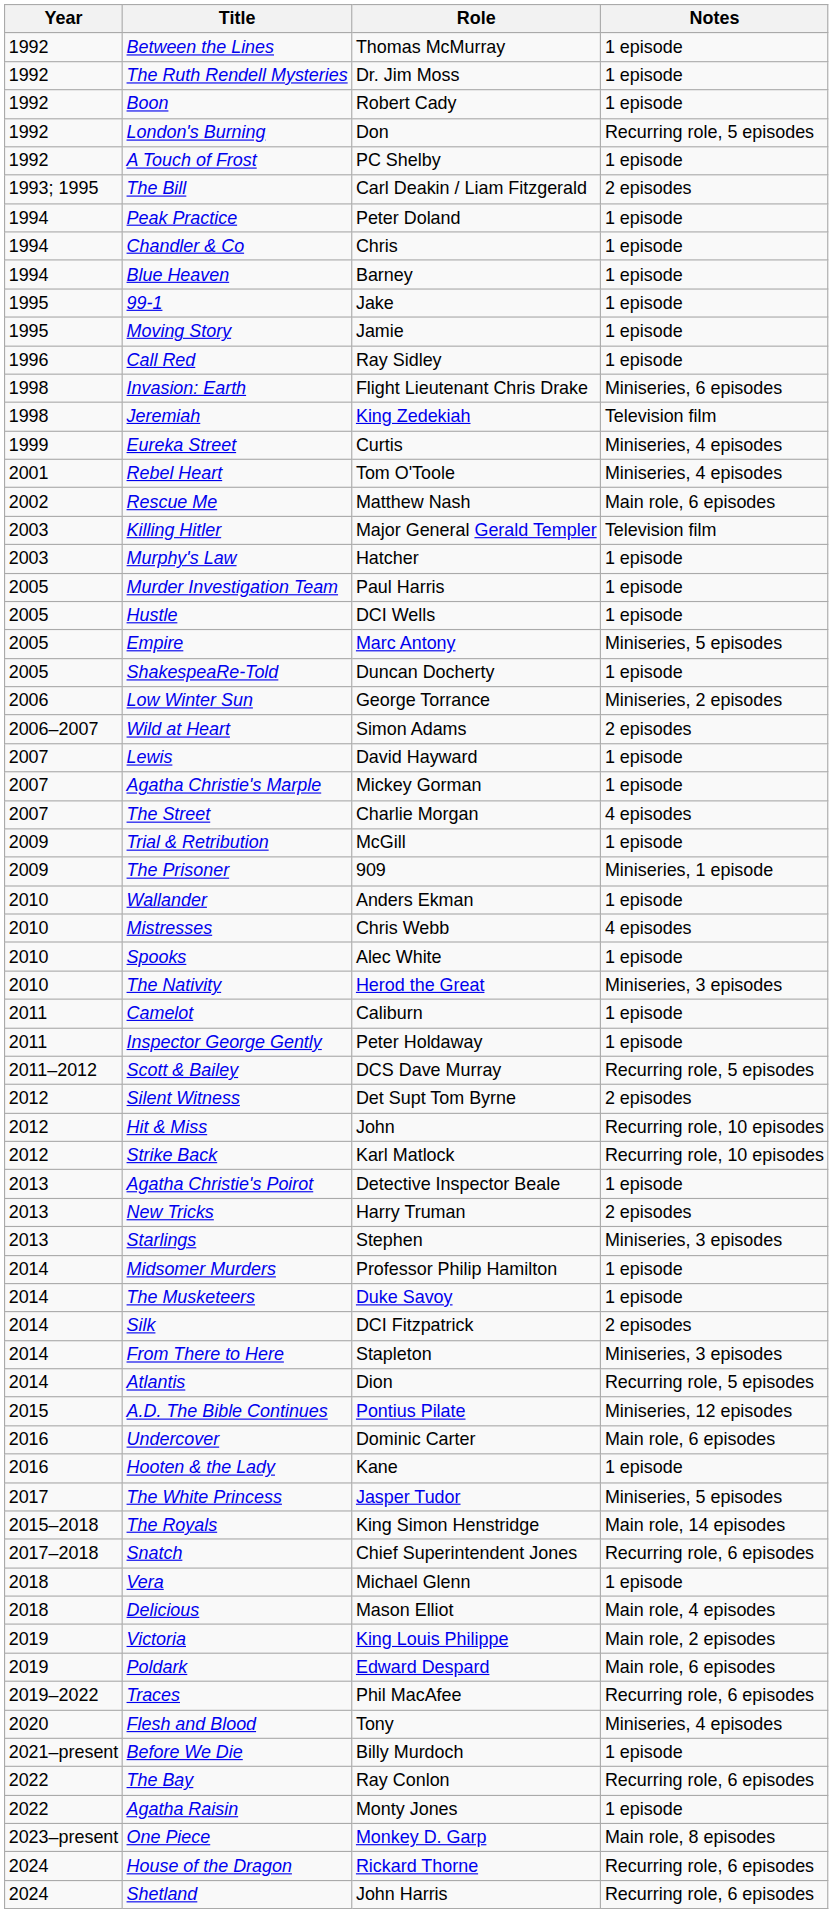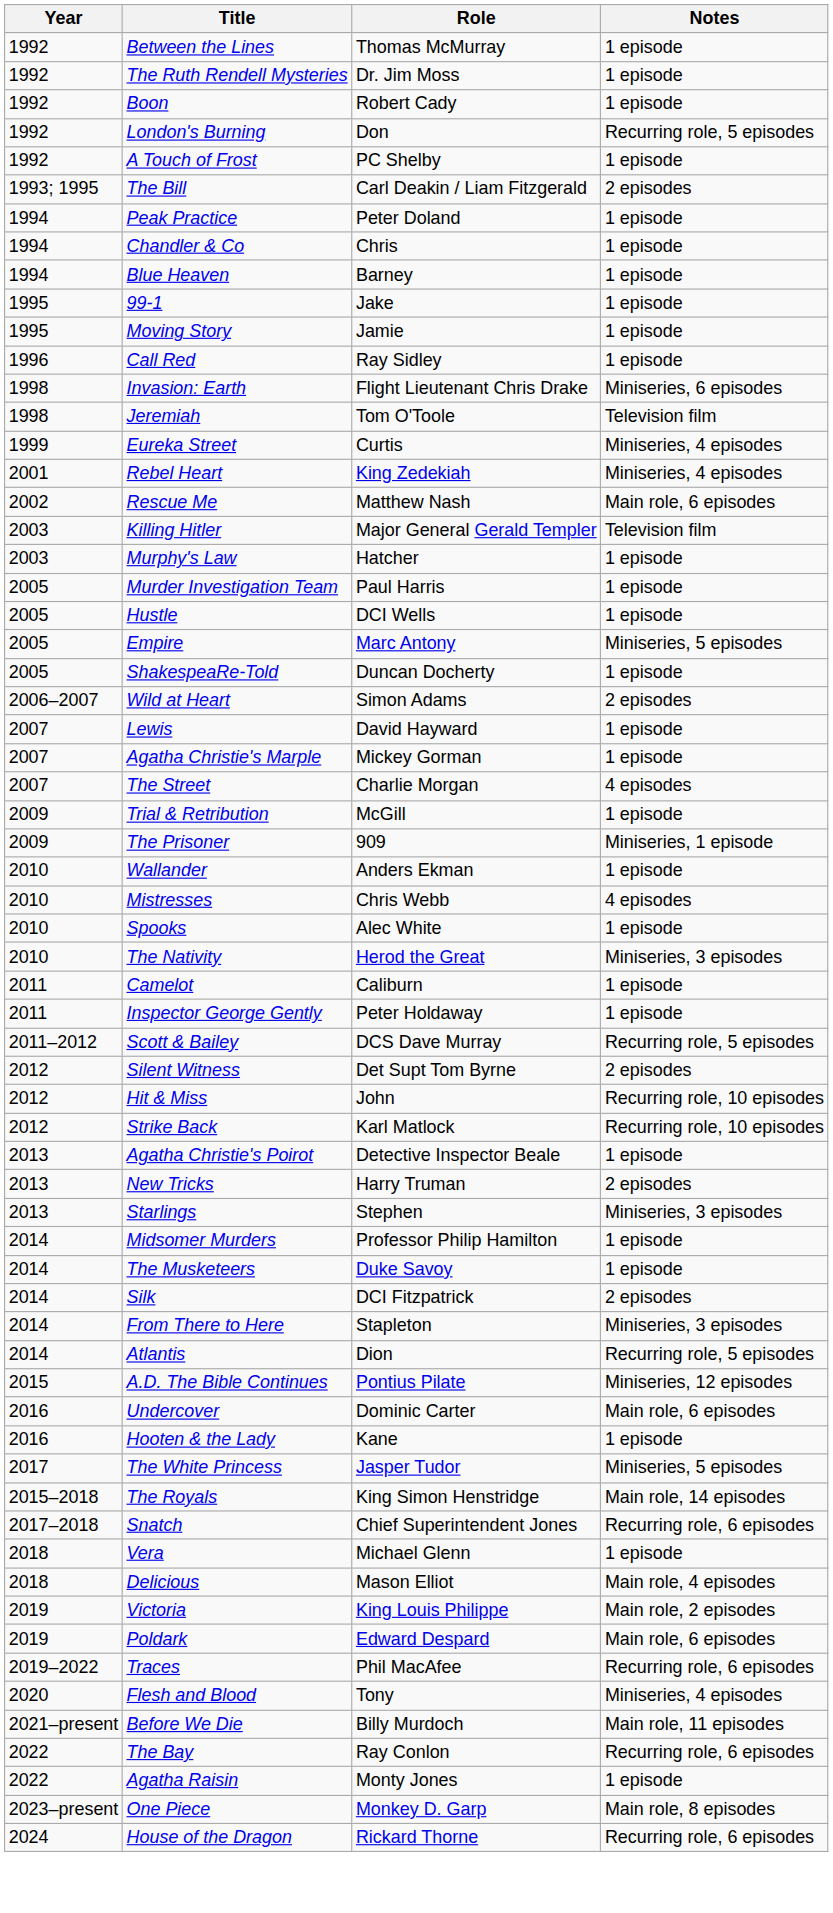(413, 416) King Zedekiah -> (405, 416) Tom O'Toole
(405, 473) Tom O'Toole -> (413, 473) King Zedekiah
- row: (190, 700)
(644, 1752) 1 episode -> (694, 1723) Main role, 11 episodes
- row: (162, 1894)
